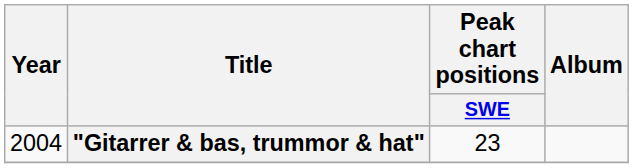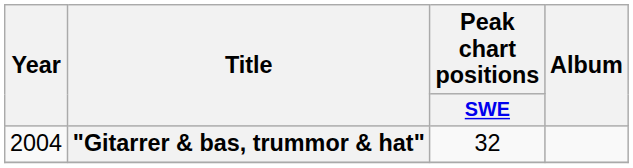(487, 143) 23 -> (487, 143) 32
